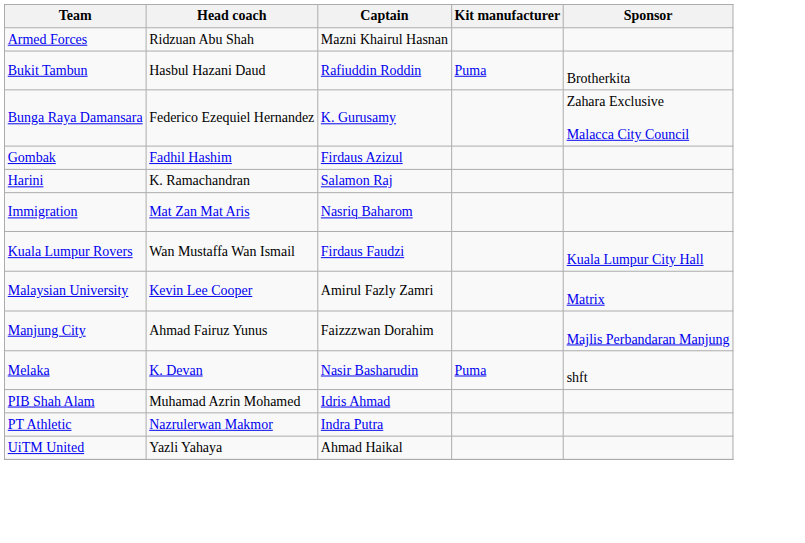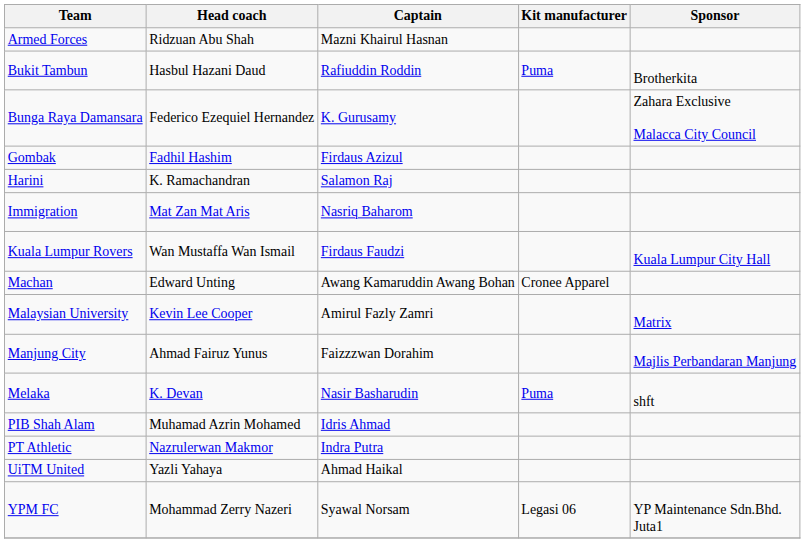+ row: (30, 283)
+ row: (33, 510)
